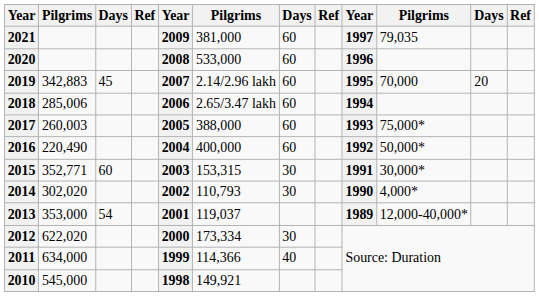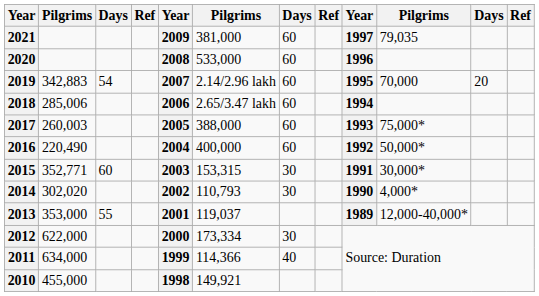(106, 81) 45 -> (106, 81) 54
(106, 214) 54 -> (106, 214) 55
(65, 236) 622,020 -> (65, 236) 622,000
(65, 280) 545,000 -> (65, 280) 455,000
